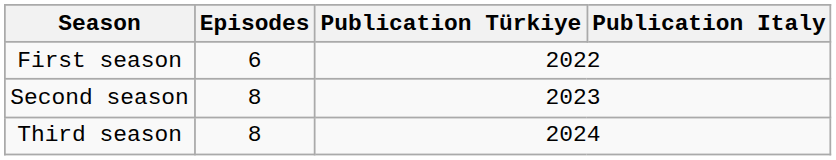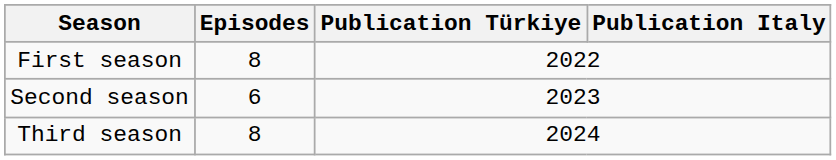(255, 61) 6 -> (255, 61) 8
(255, 98) 8 -> (255, 98) 6
